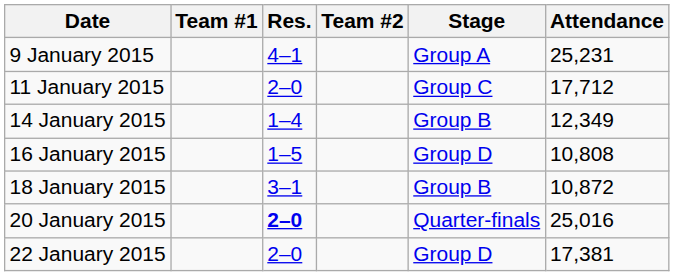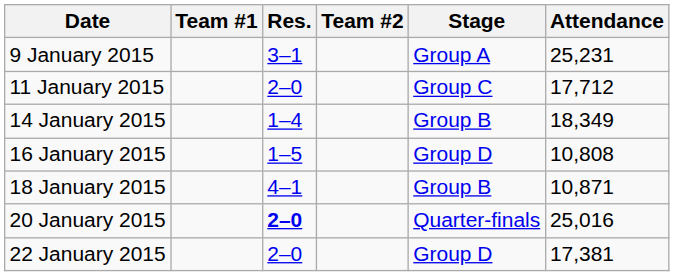(285, 54) 4–1 -> (285, 54) 3–1
(582, 120) 12,349 -> (582, 120) 18,349
(285, 187) 3–1 -> (285, 187) 4–1
(582, 187) 10,872 -> (582, 187) 10,871
